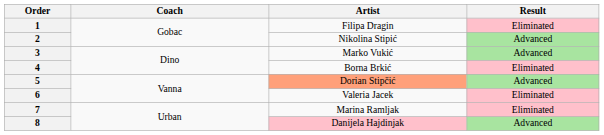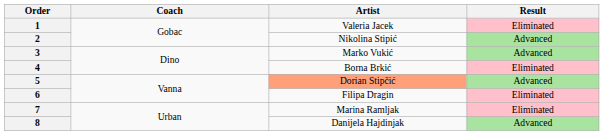(368, 25) Filipa Dragin -> (368, 25) Valeria Jacek
(368, 95) Valeria Jacek -> (368, 95) Filipa Dragin
(368, 123) pink background -> (368, 123) no background
